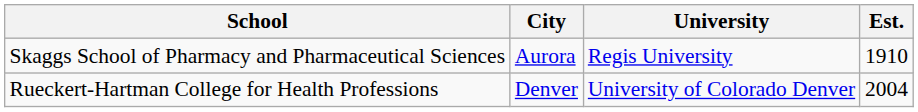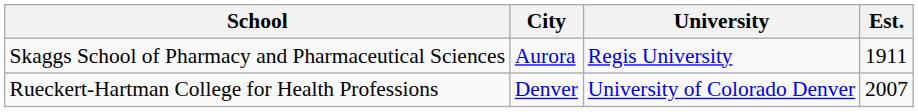(887, 55) 1910 -> (886, 55) 1911
(887, 89) 2004 -> (887, 89) 2007
